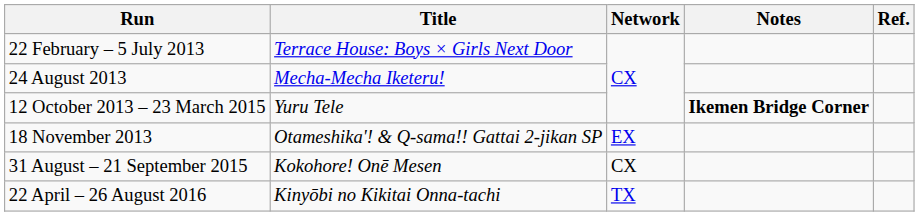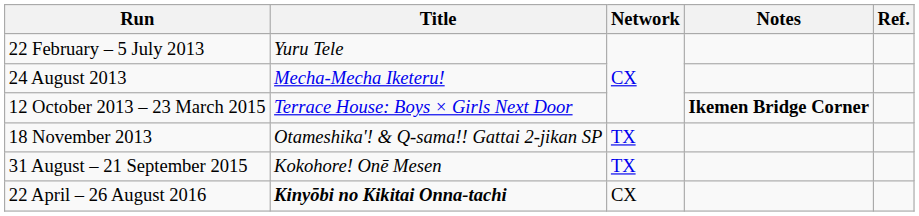(423, 48) Terrace House: Boys × Girls Next Door -> (309, 48) Yuru Tele
(309, 107) Yuru Tele -> (423, 107) Terrace House: Boys × Girls Next Door
(623, 136) EX -> (623, 136) TX
(624, 166) CX -> (623, 166) TX
(387, 195) normal -> (390, 195) bold
(623, 195) TX -> (624, 195) CX
